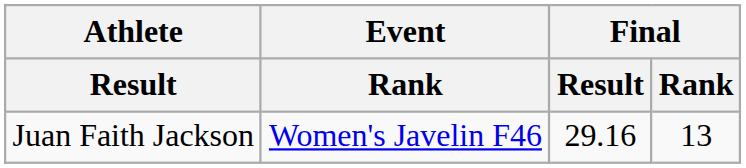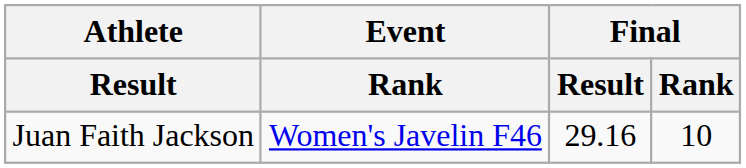(696, 136) 13 -> (696, 136) 10
